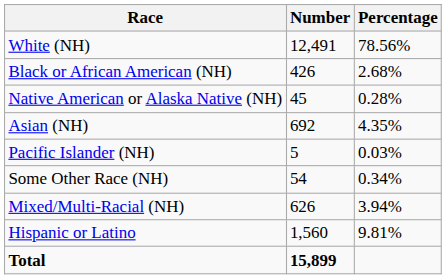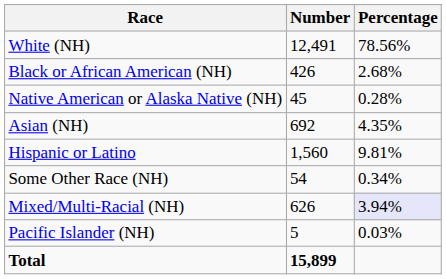rows swapped: (81, 152) <-> (72, 233)
(380, 206) no background -> (380, 206) lavender background
